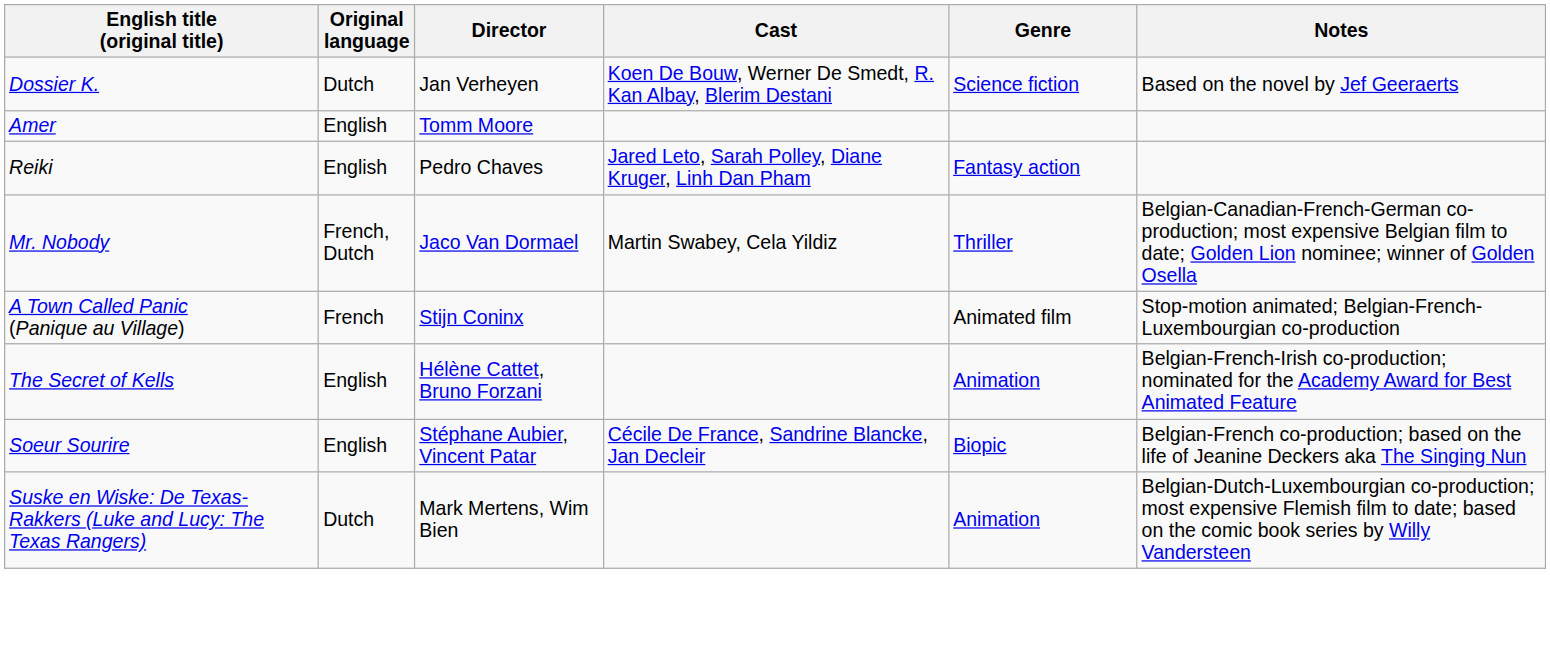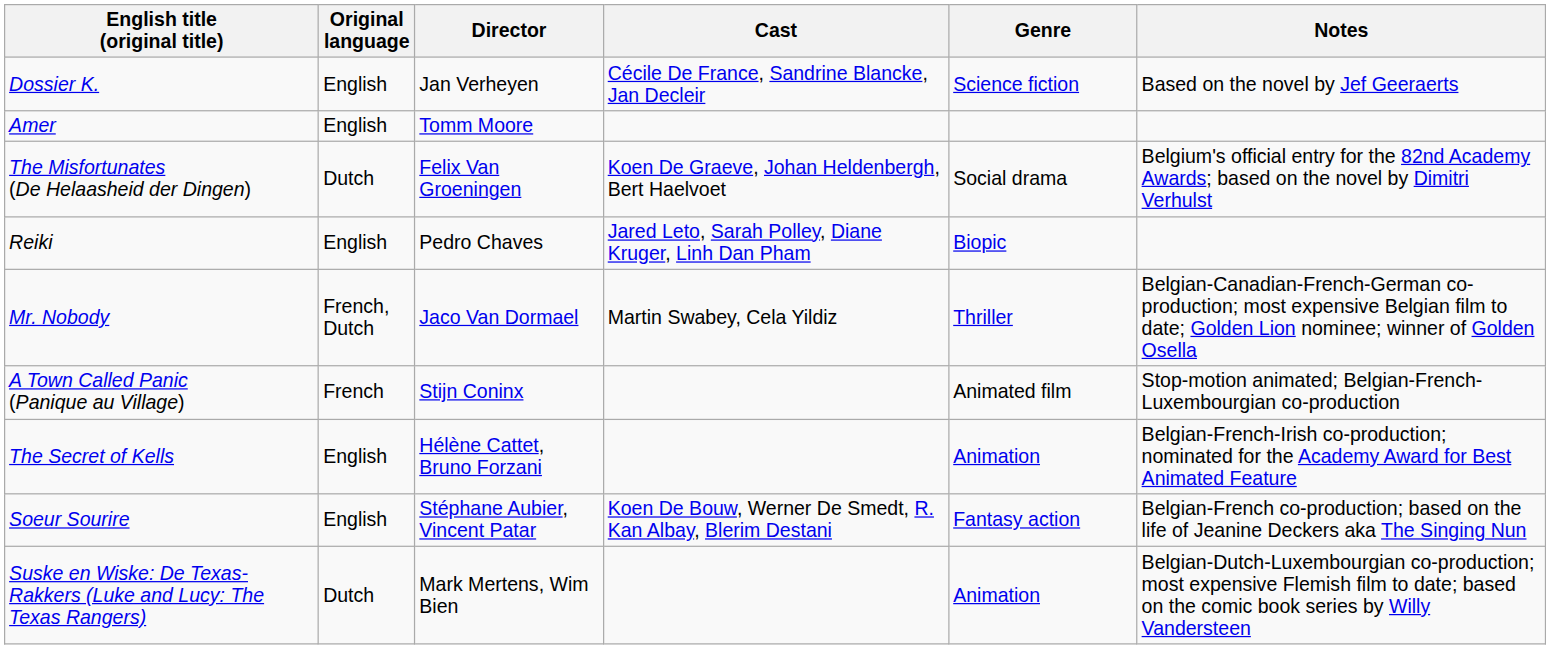(349, 83) Dutch -> (355, 83) English
(771, 83) Koen De Bouw, Werner De Smedt, R. Kan Albay, Blerim Destani -> (768, 83) Cécile De France, Sandrine Blancke, Jan Decleir
+ row: (130, 178)
(1017, 167) Fantasy action -> (980, 242) Biopic
(768, 445) Cécile De France, Sandrine Blancke, Jan Decleir -> (771, 520) Koen De Bouw, Werner De Smedt, R. Kan Albay, Blerim Destani
(980, 445) Biopic -> (1017, 520) Fantasy action
